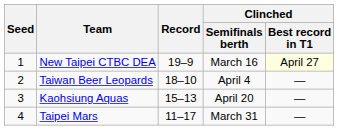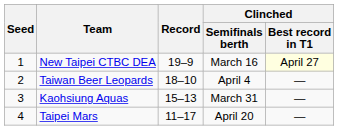(234, 99) April 20 -> (234, 99) March 31
(234, 117) March 31 -> (234, 117) April 20
